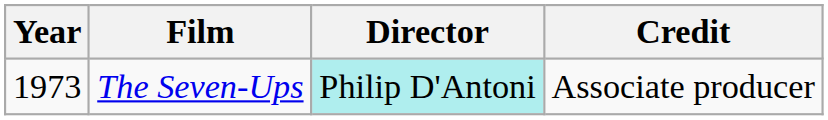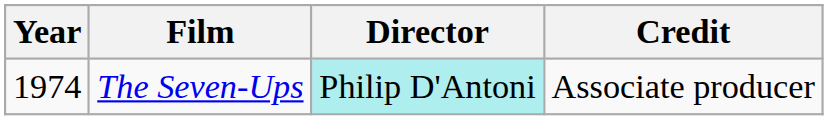(47, 85) 1973 -> (47, 85) 1974
